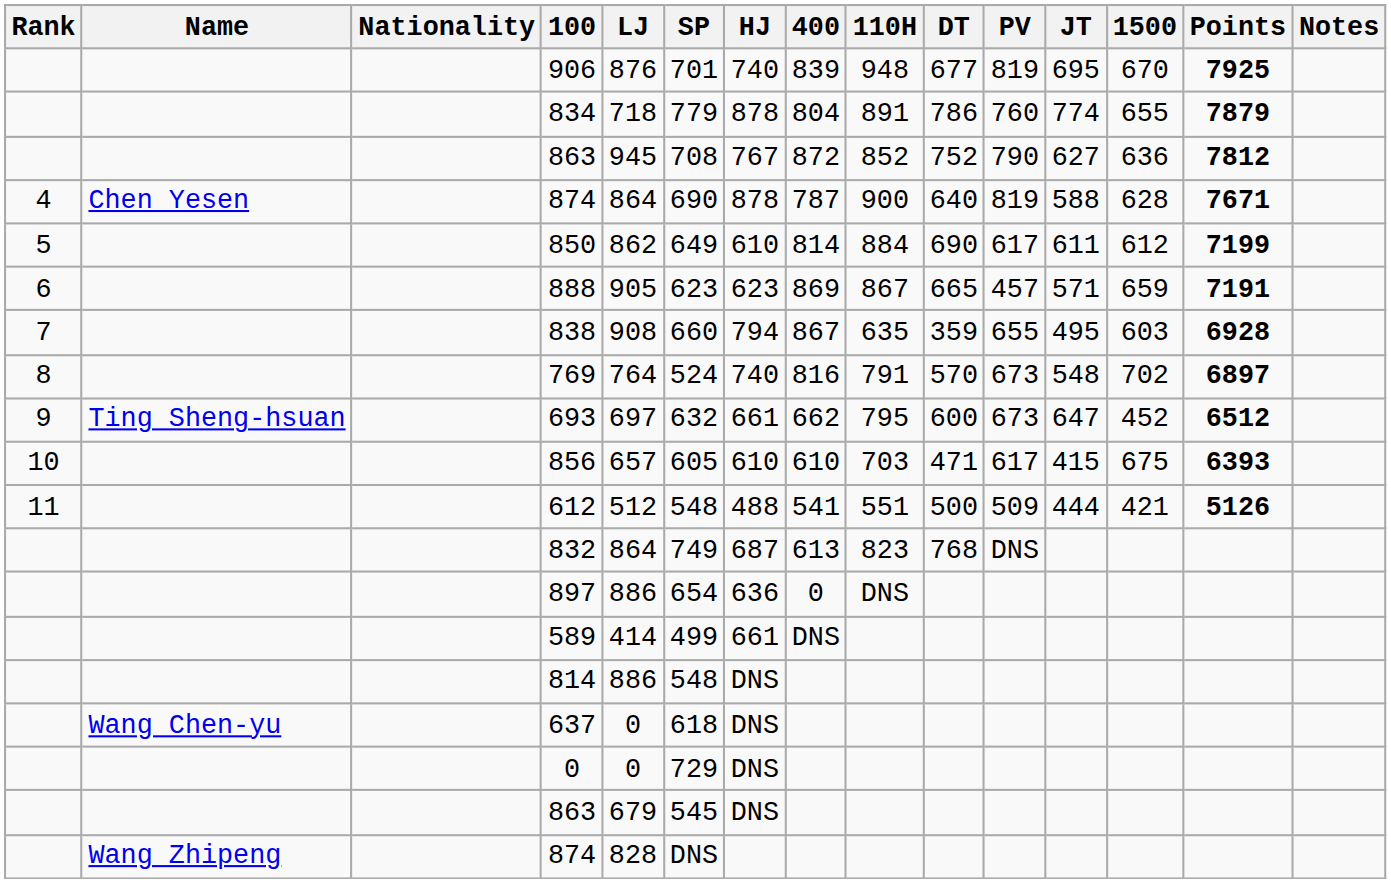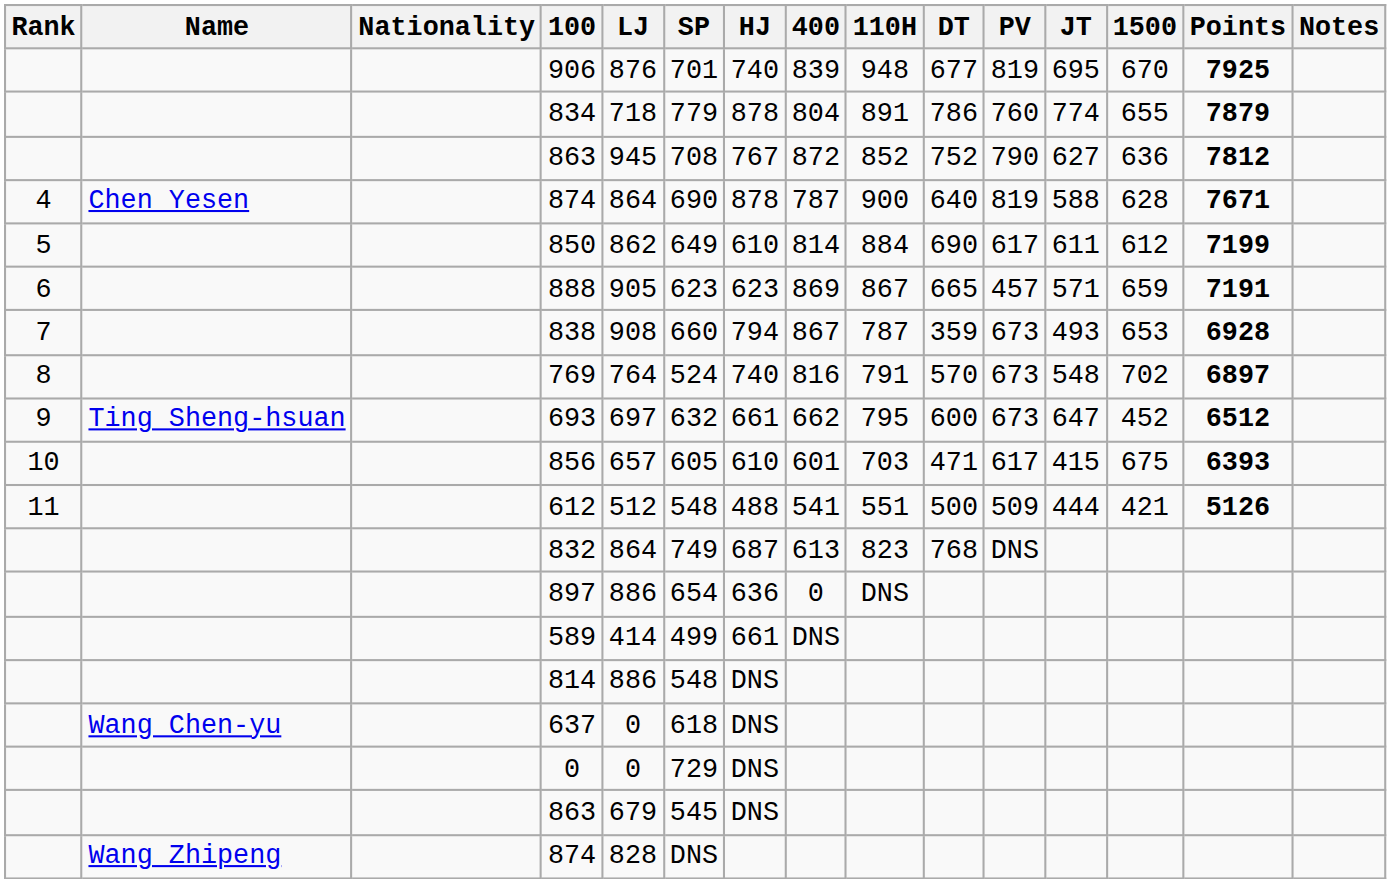(885, 332) 635 -> (885, 332) 787
(1015, 332) 655 -> (1015, 332) 673
(1076, 332) 495 -> (1076, 332) 493
(1145, 332) 603 -> (1145, 332) 653
(816, 463) 610 -> (816, 463) 601
